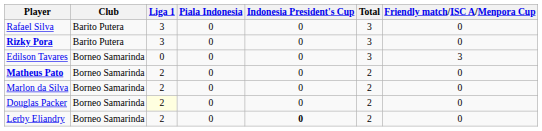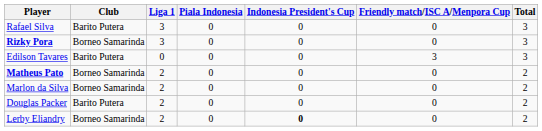columns swapped: (460, 12) <-> (369, 12)
(98, 42) Barito Putera -> (109, 42) Borneo Samarinda
(109, 57) Borneo Samarinda -> (98, 57) Barito Putera
(109, 103) Borneo Samarinda -> (98, 103) Barito Putera
(162, 103) lightyellow background -> (162, 103) no background
